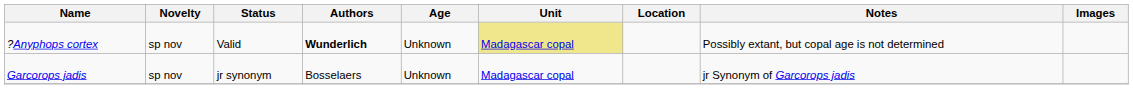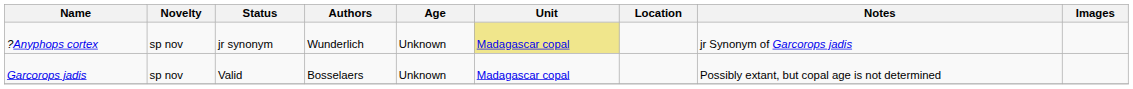(229, 44) Valid -> (245, 44) jr synonym
(336, 44) bold -> (335, 44) normal
(823, 44) Possibly extant, but copal age is not determined -> (776, 44) jr Synonym of Garcorops jadis
(244, 75) jr synonym -> (230, 75) Valid
(779, 75) jr Synonym of Garcorops jadis -> (821, 75) Possibly extant, but copal age is not determined
